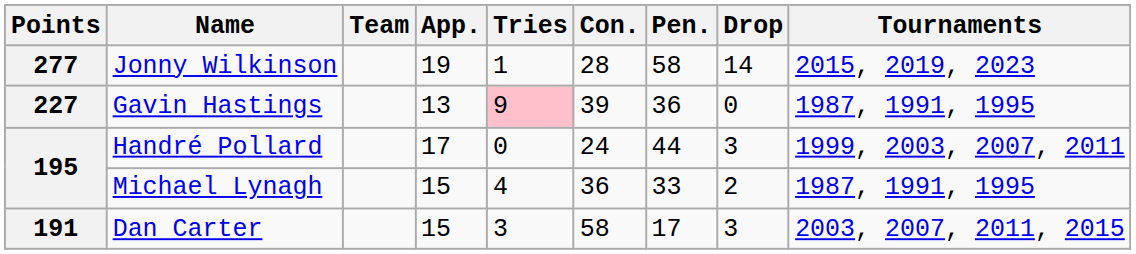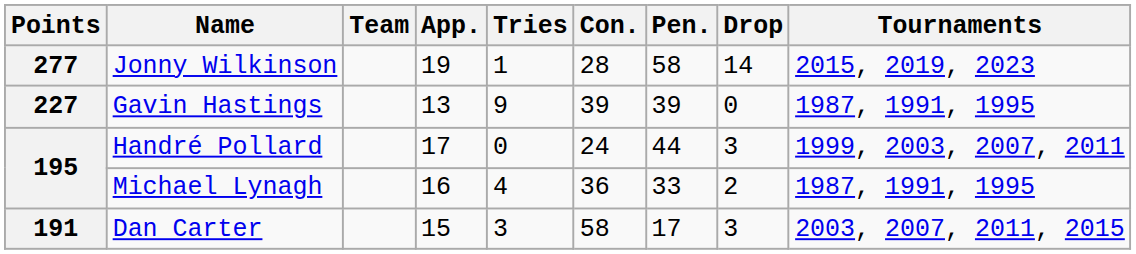(500, 107) pink background -> (500, 107) no background
(666, 107) 36 -> (666, 107) 39
(436, 188) 15 -> (436, 188) 16
